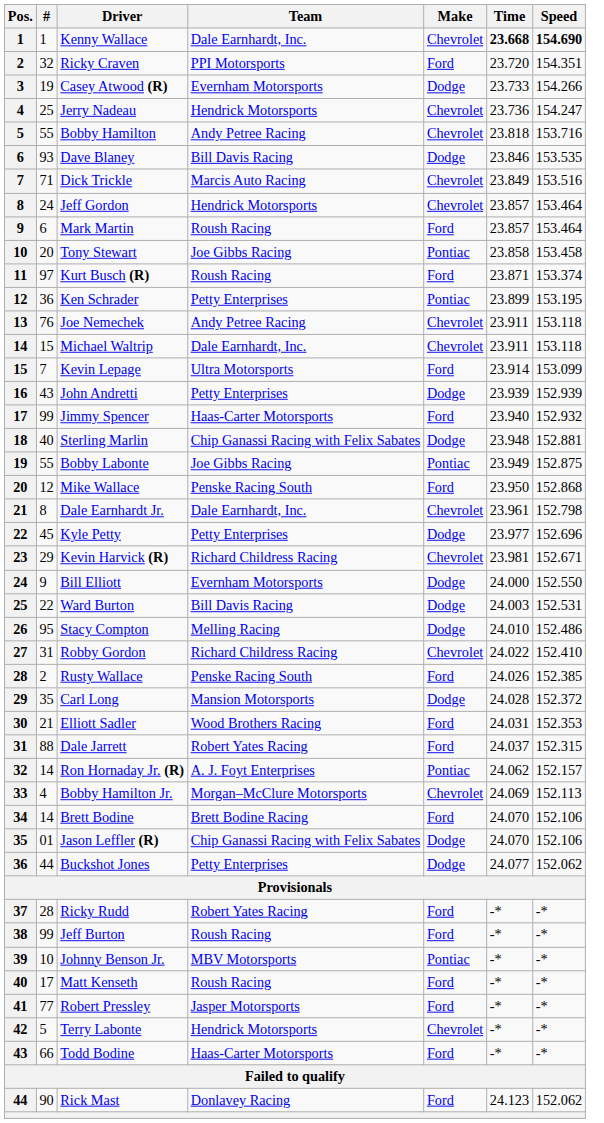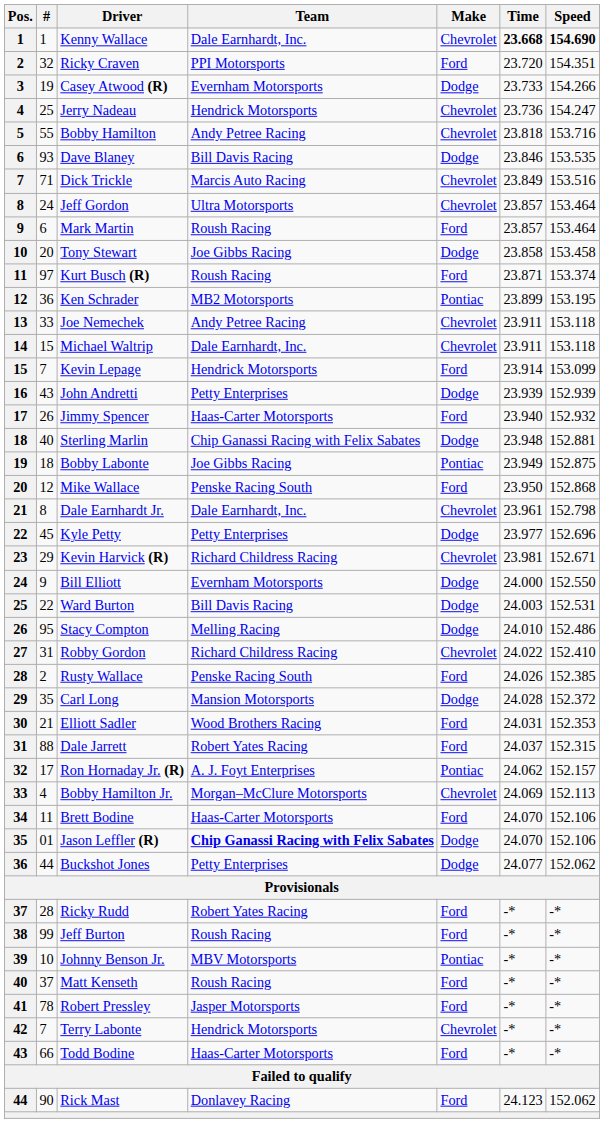(254, 204) Hendrick Motorsports -> (242, 204) Ultra Motorsports
(448, 252) Pontiac -> (460, 252) Dodge
(239, 299) Petty Enterprises -> (242, 299) MB2 Motorsports
(47, 322) 76 -> (47, 322) 33
(242, 369) Ultra Motorsports -> (254, 369) Hendrick Motorsports
(47, 416) 99 -> (47, 416) 26
(47, 464) 55 -> (47, 464) 18
(47, 770) 14 -> (47, 770) 17
(47, 817) 14 -> (46, 817) 11
(249, 817) Brett Bodine Racing -> (262, 817) Haas-Carter Motorsports
(305, 841) normal -> (312, 841) bold
(47, 982) 17 -> (47, 982) 37
(47, 1005) 77 -> (47, 1005) 78
(43, 1029) 5 -> (43, 1029) 7
